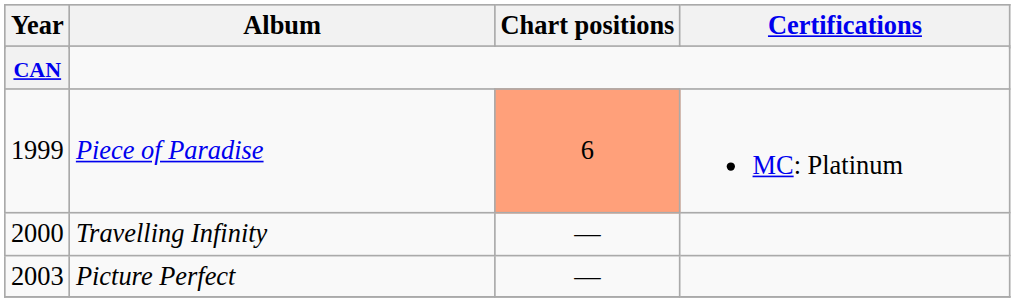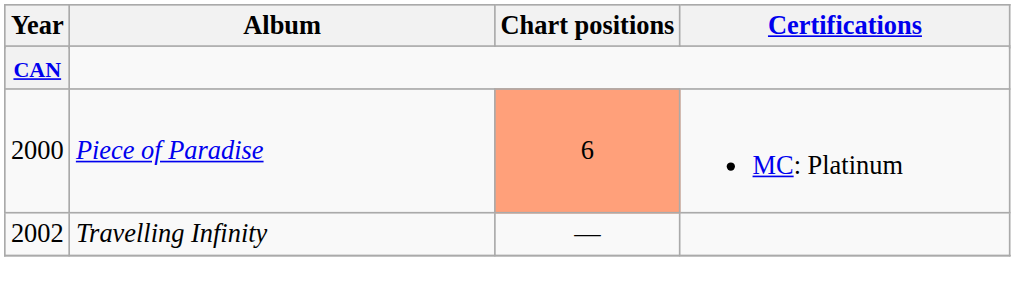(37, 150) 1999 -> (37, 150) 2000
(37, 233) 2000 -> (37, 233) 2002
- row: (156, 275)
